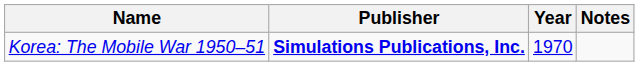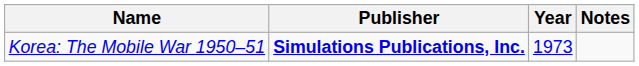(553, 46) 1970 -> (553, 46) 1973
